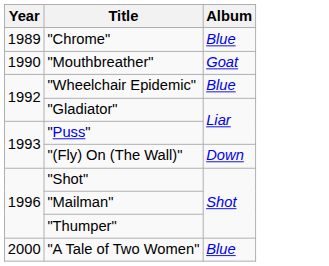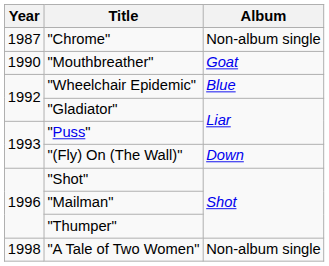(24, 39) 1989 -> (24, 39) 1987
(221, 39) Blue -> (263, 39) Non-album single
(24, 249) 2000 -> (24, 249) 1998
(221, 249) Blue -> (263, 249) Non-album single
